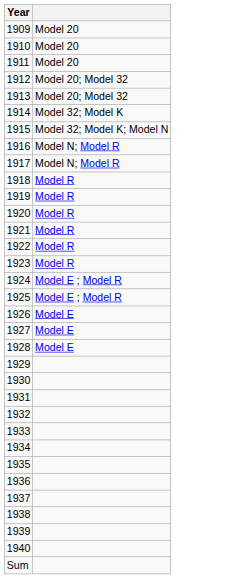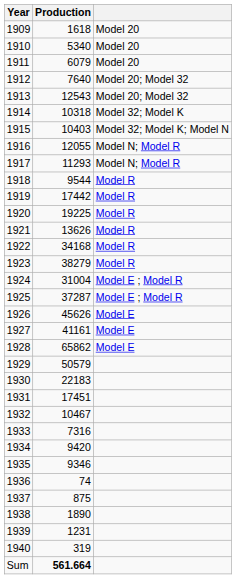+ column: (63, 12)
